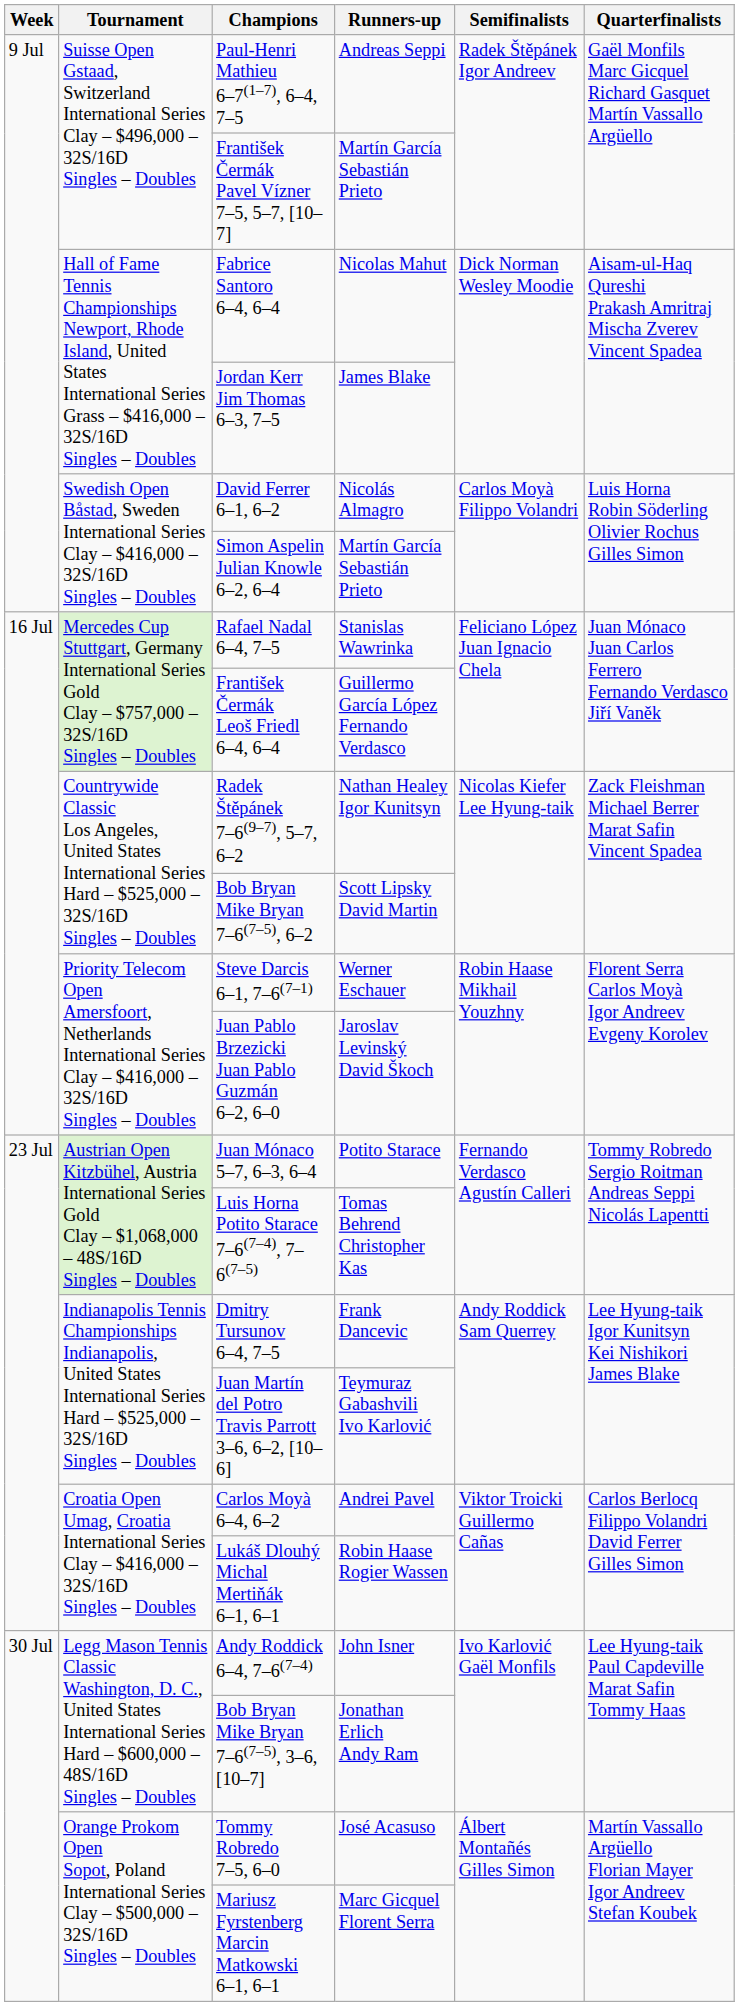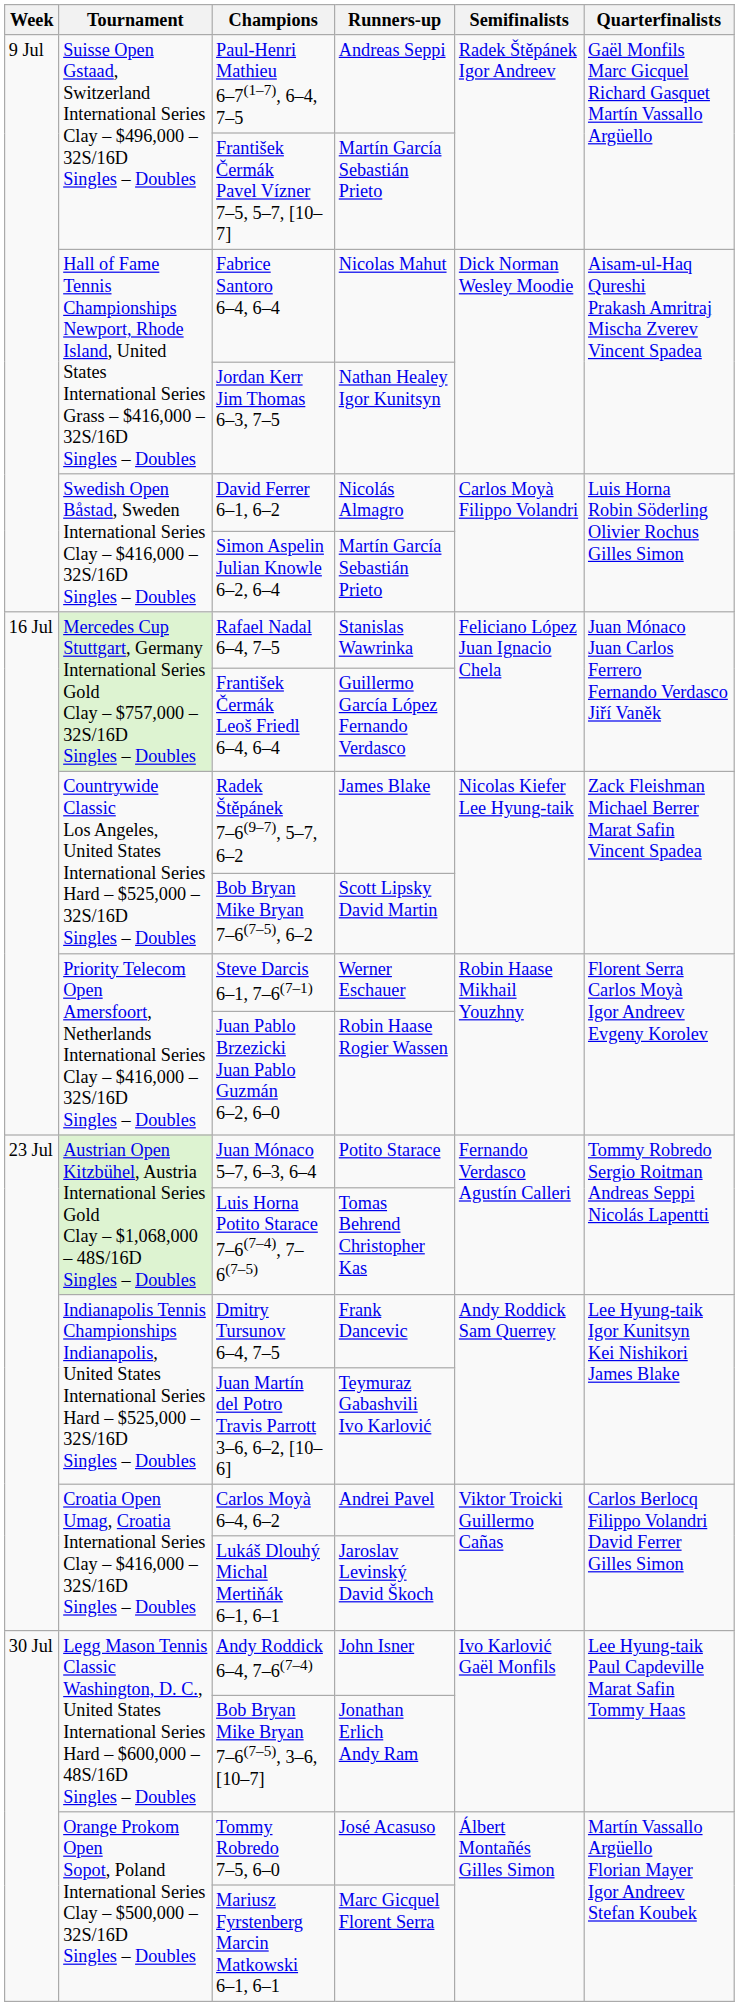(385, 377) James Blake -> (393, 387) Nathan Healey Igor Kunitsyn
(393, 797) Nathan Healey Igor Kunitsyn -> (385, 787) James Blake
(386, 1048) Jaroslav Levinský David Škoch -> (393, 1037) Robin Haase Rogier Wassen
(393, 1561) Robin Haase Rogier Wassen -> (386, 1572) Jaroslav Levinský David Škoch
